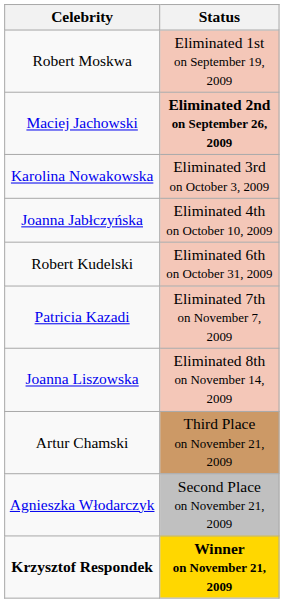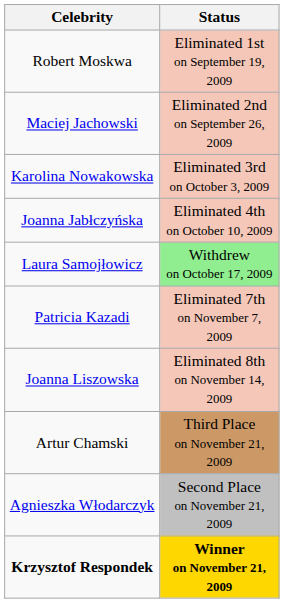(219, 123) bold -> (219, 123) normal
+ row: (82, 264)
- row: (82, 264)
